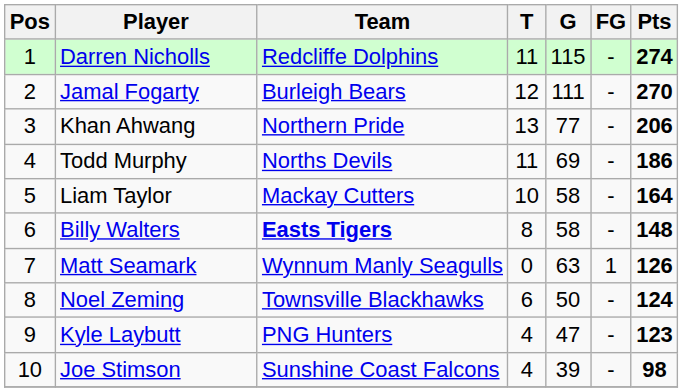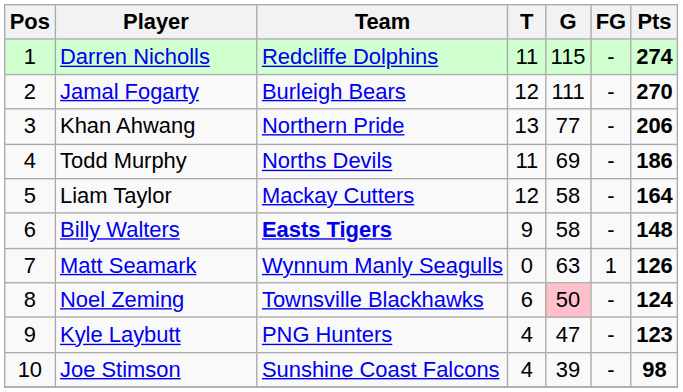(527, 195) 10 -> (527, 195) 12
(527, 230) 8 -> (527, 230) 9
(568, 299) no background -> (568, 299) pink background
